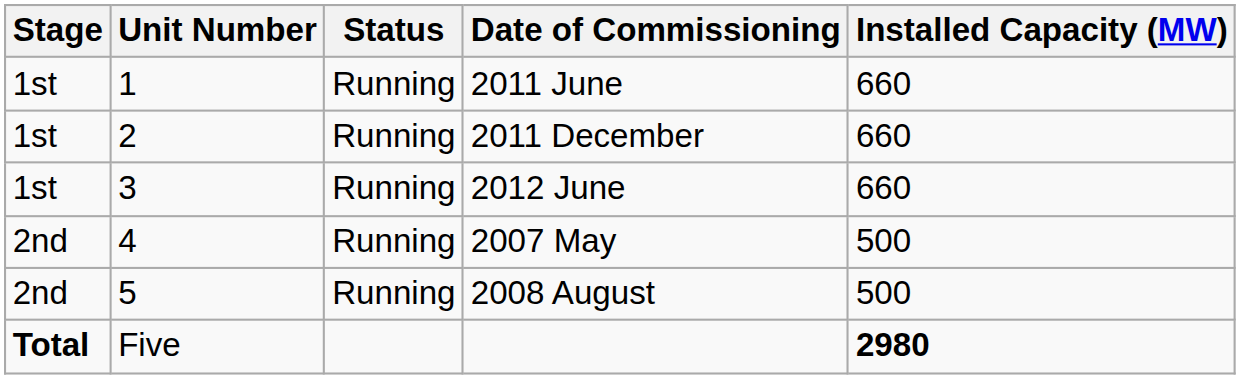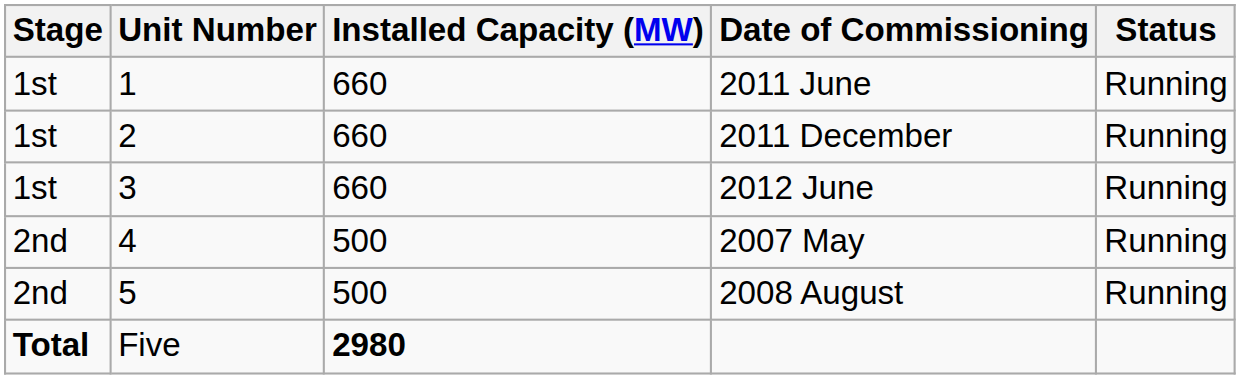columns swapped: (1042, 30) <-> (394, 30)
